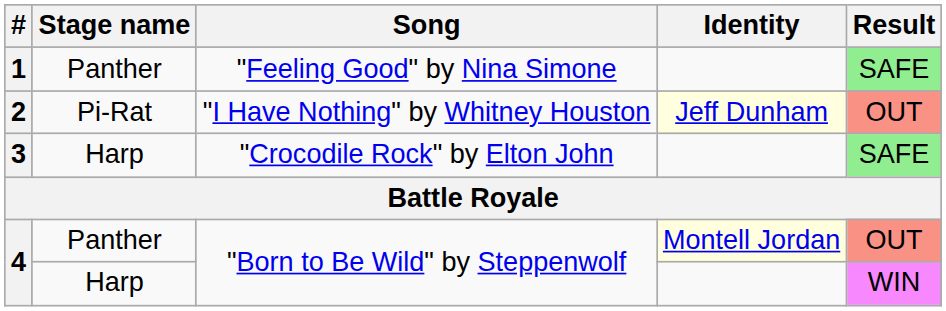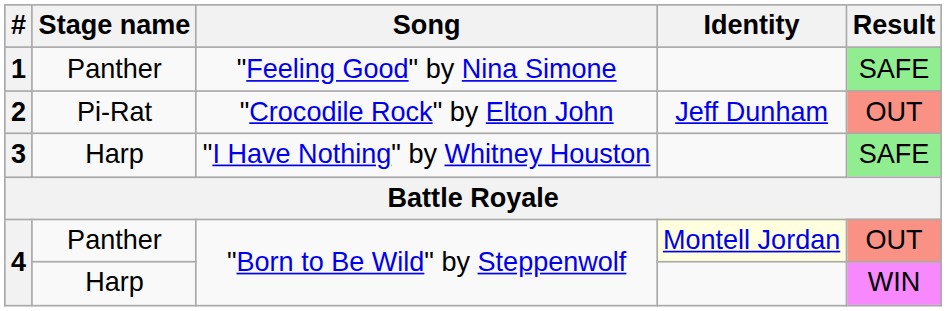(427, 111) "I Have Nothing" by Whitney Houston -> (427, 111) "Crocodile Rock" by Elton John
(752, 111) lightyellow background -> (752, 111) no background
(427, 154) "Crocodile Rock" by Elton John -> (427, 154) "I Have Nothing" by Whitney Houston
